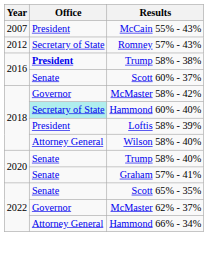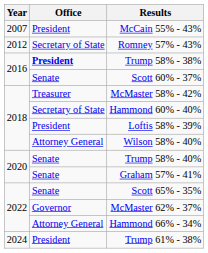(51, 93) Governor -> (51, 93) Treasurer
(68, 110) paleturquoise background -> (68, 110) no background
+ row: (163, 239)
